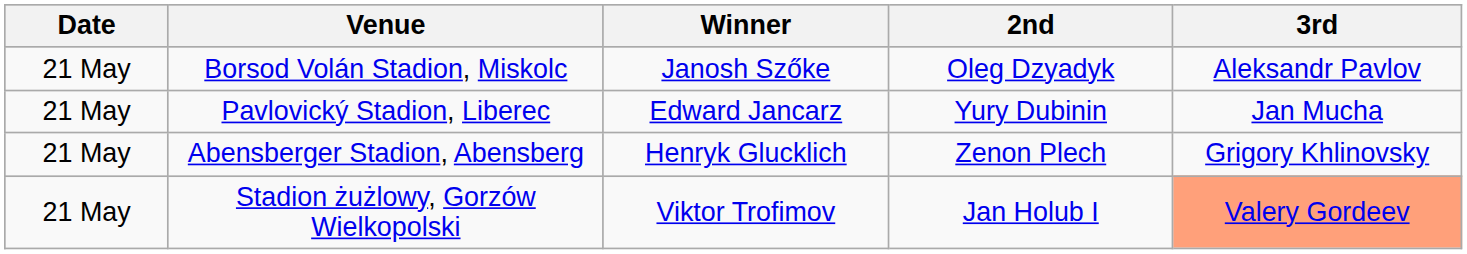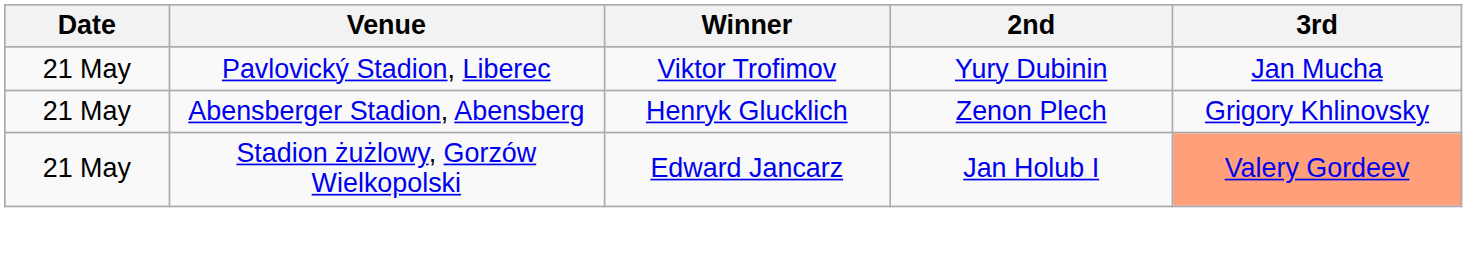- row: (386, 68)
(746, 111) Edward Jancarz -> (747, 68) Viktor Trofimov
(746, 211) Viktor Trofimov -> (747, 168) Edward Jancarz
